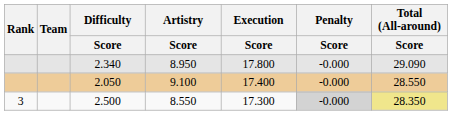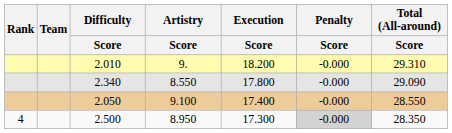+ row: (108, 63)
(183, 63) 8.950 -> (183, 82) 8.550
(21, 100) 3 -> (21, 119) 4
(183, 100) 8.550 -> (183, 119) 8.950
(409, 100) khaki background -> (409, 119) no background
